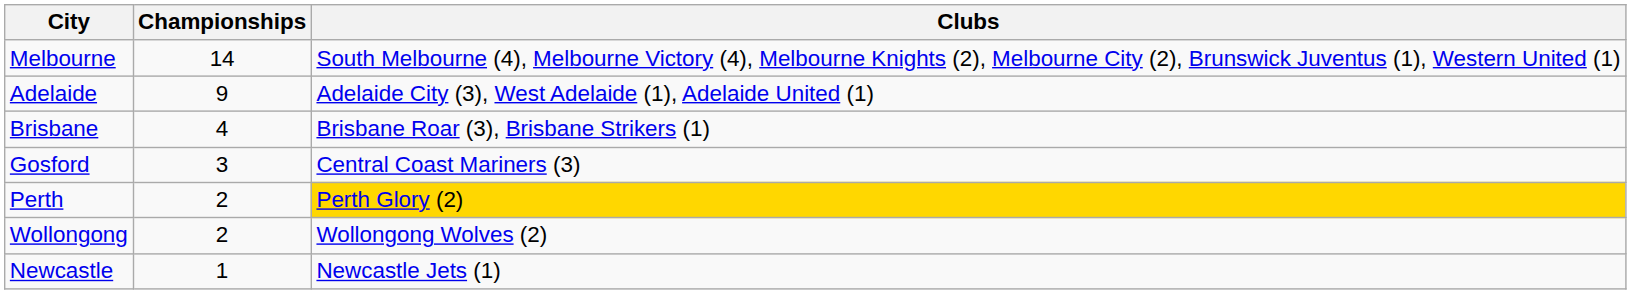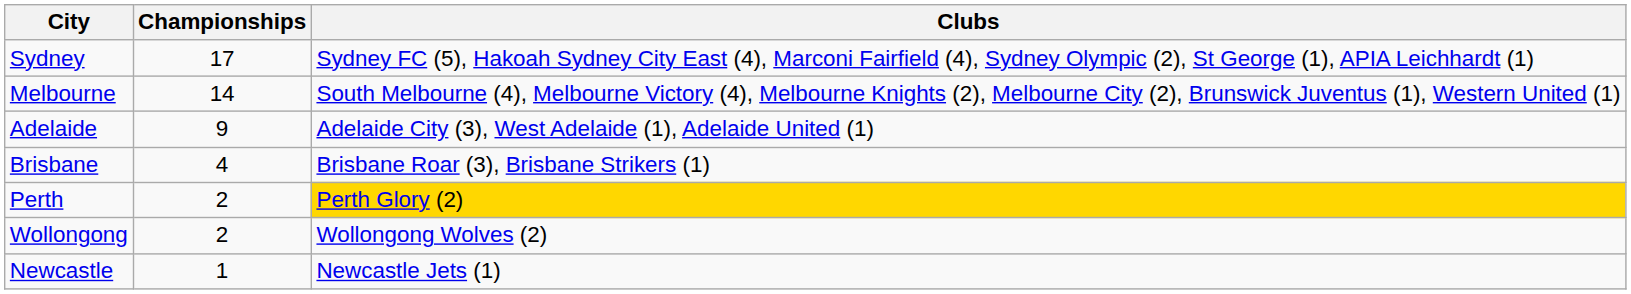+ row: (47, 57)
- row: (50, 164)
